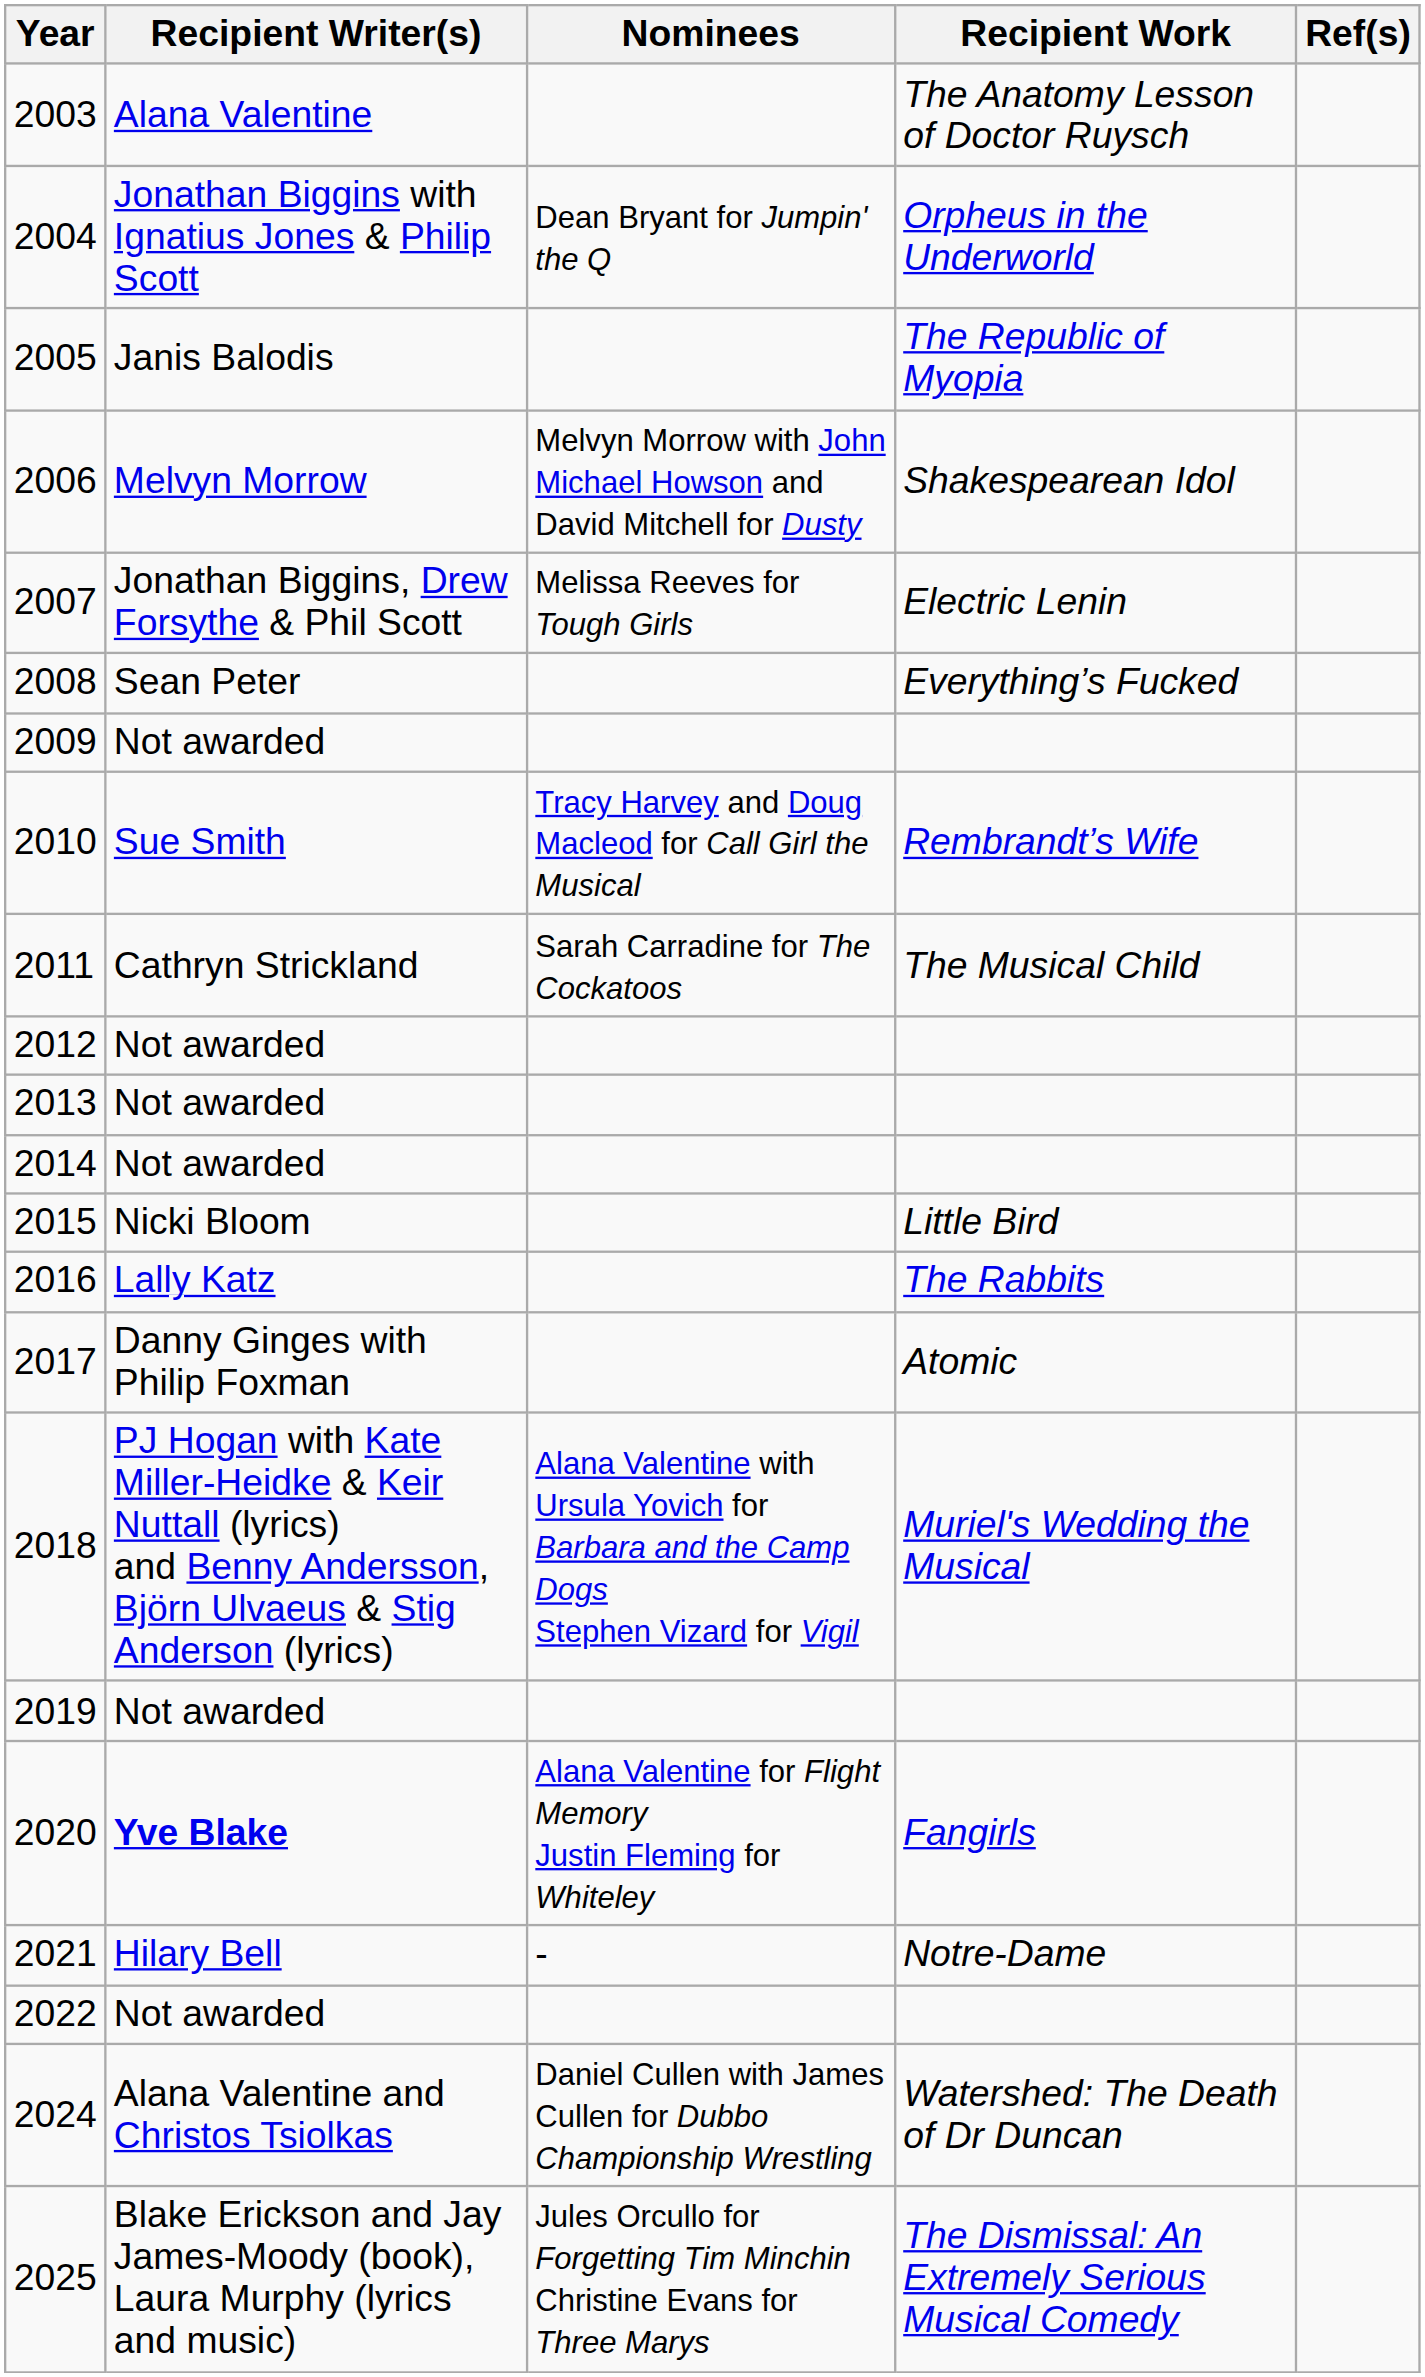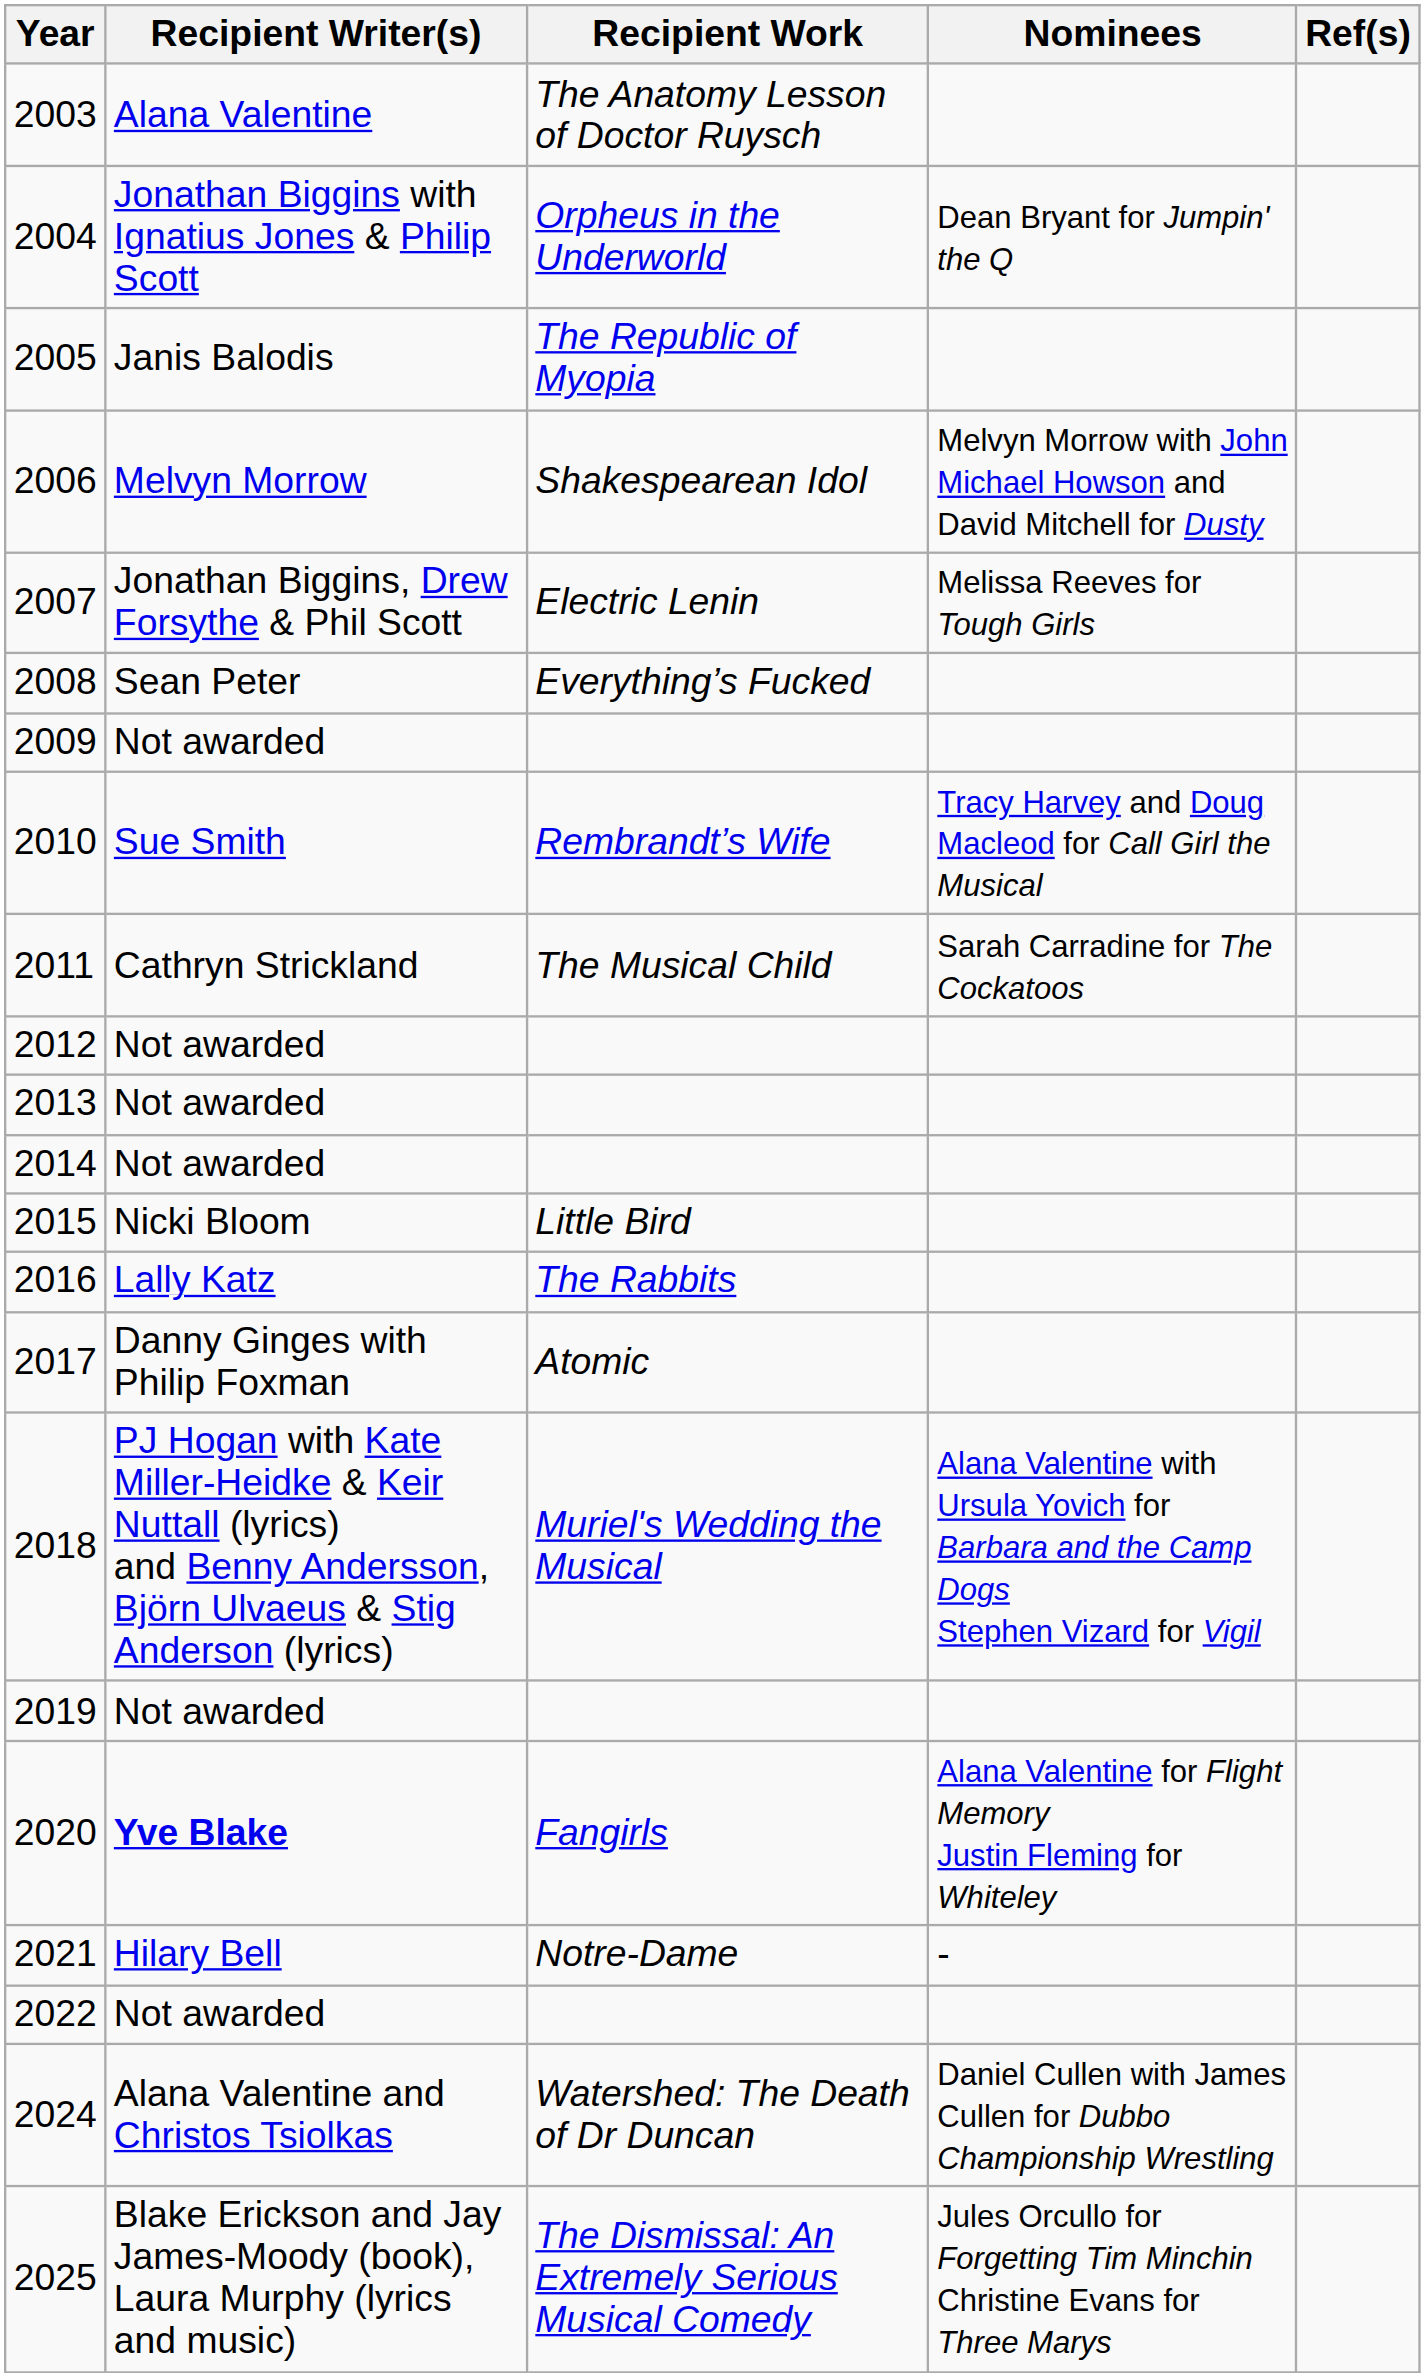columns swapped: (1096, 34) <-> (711, 34)
